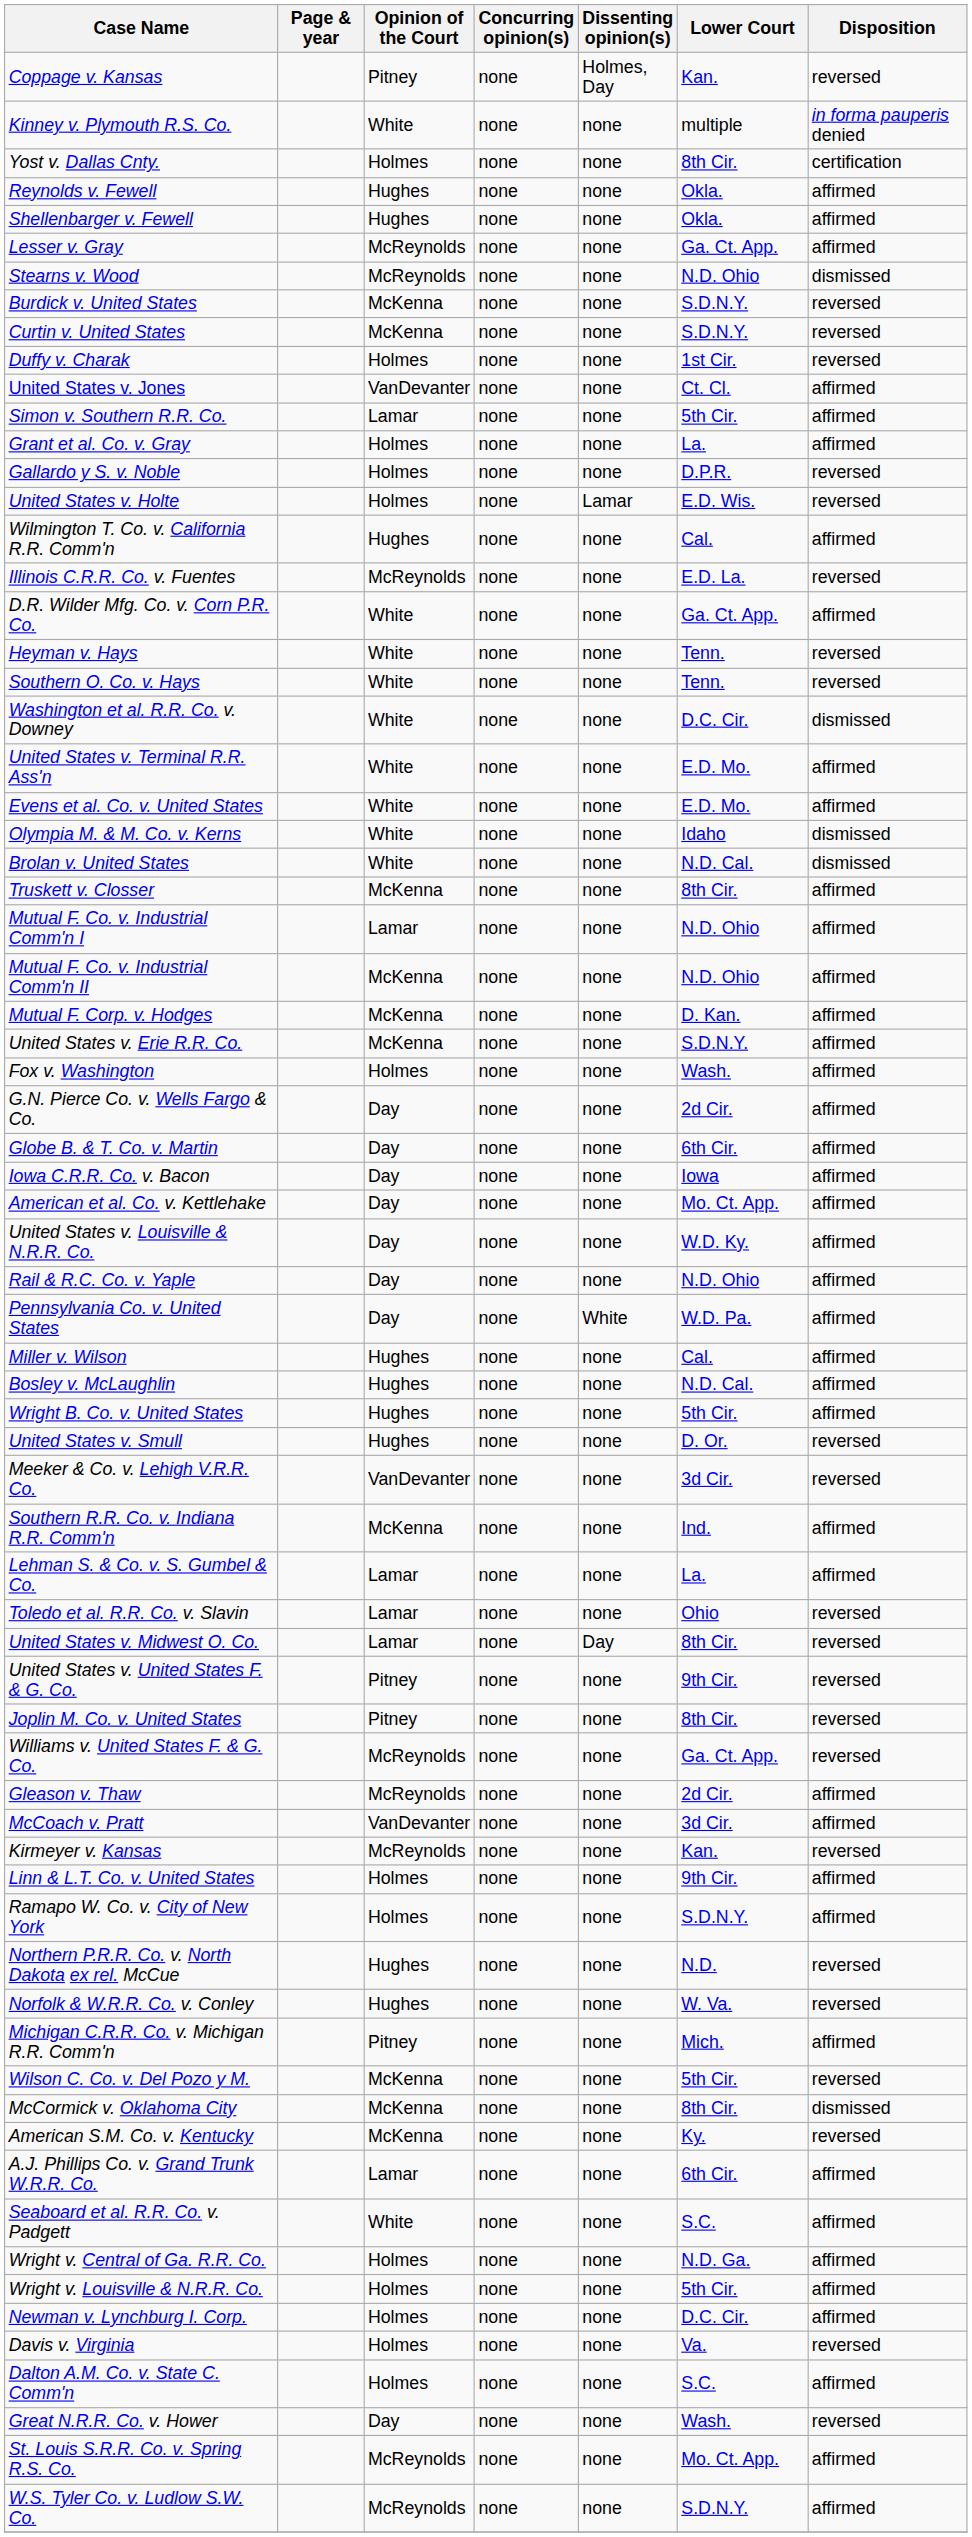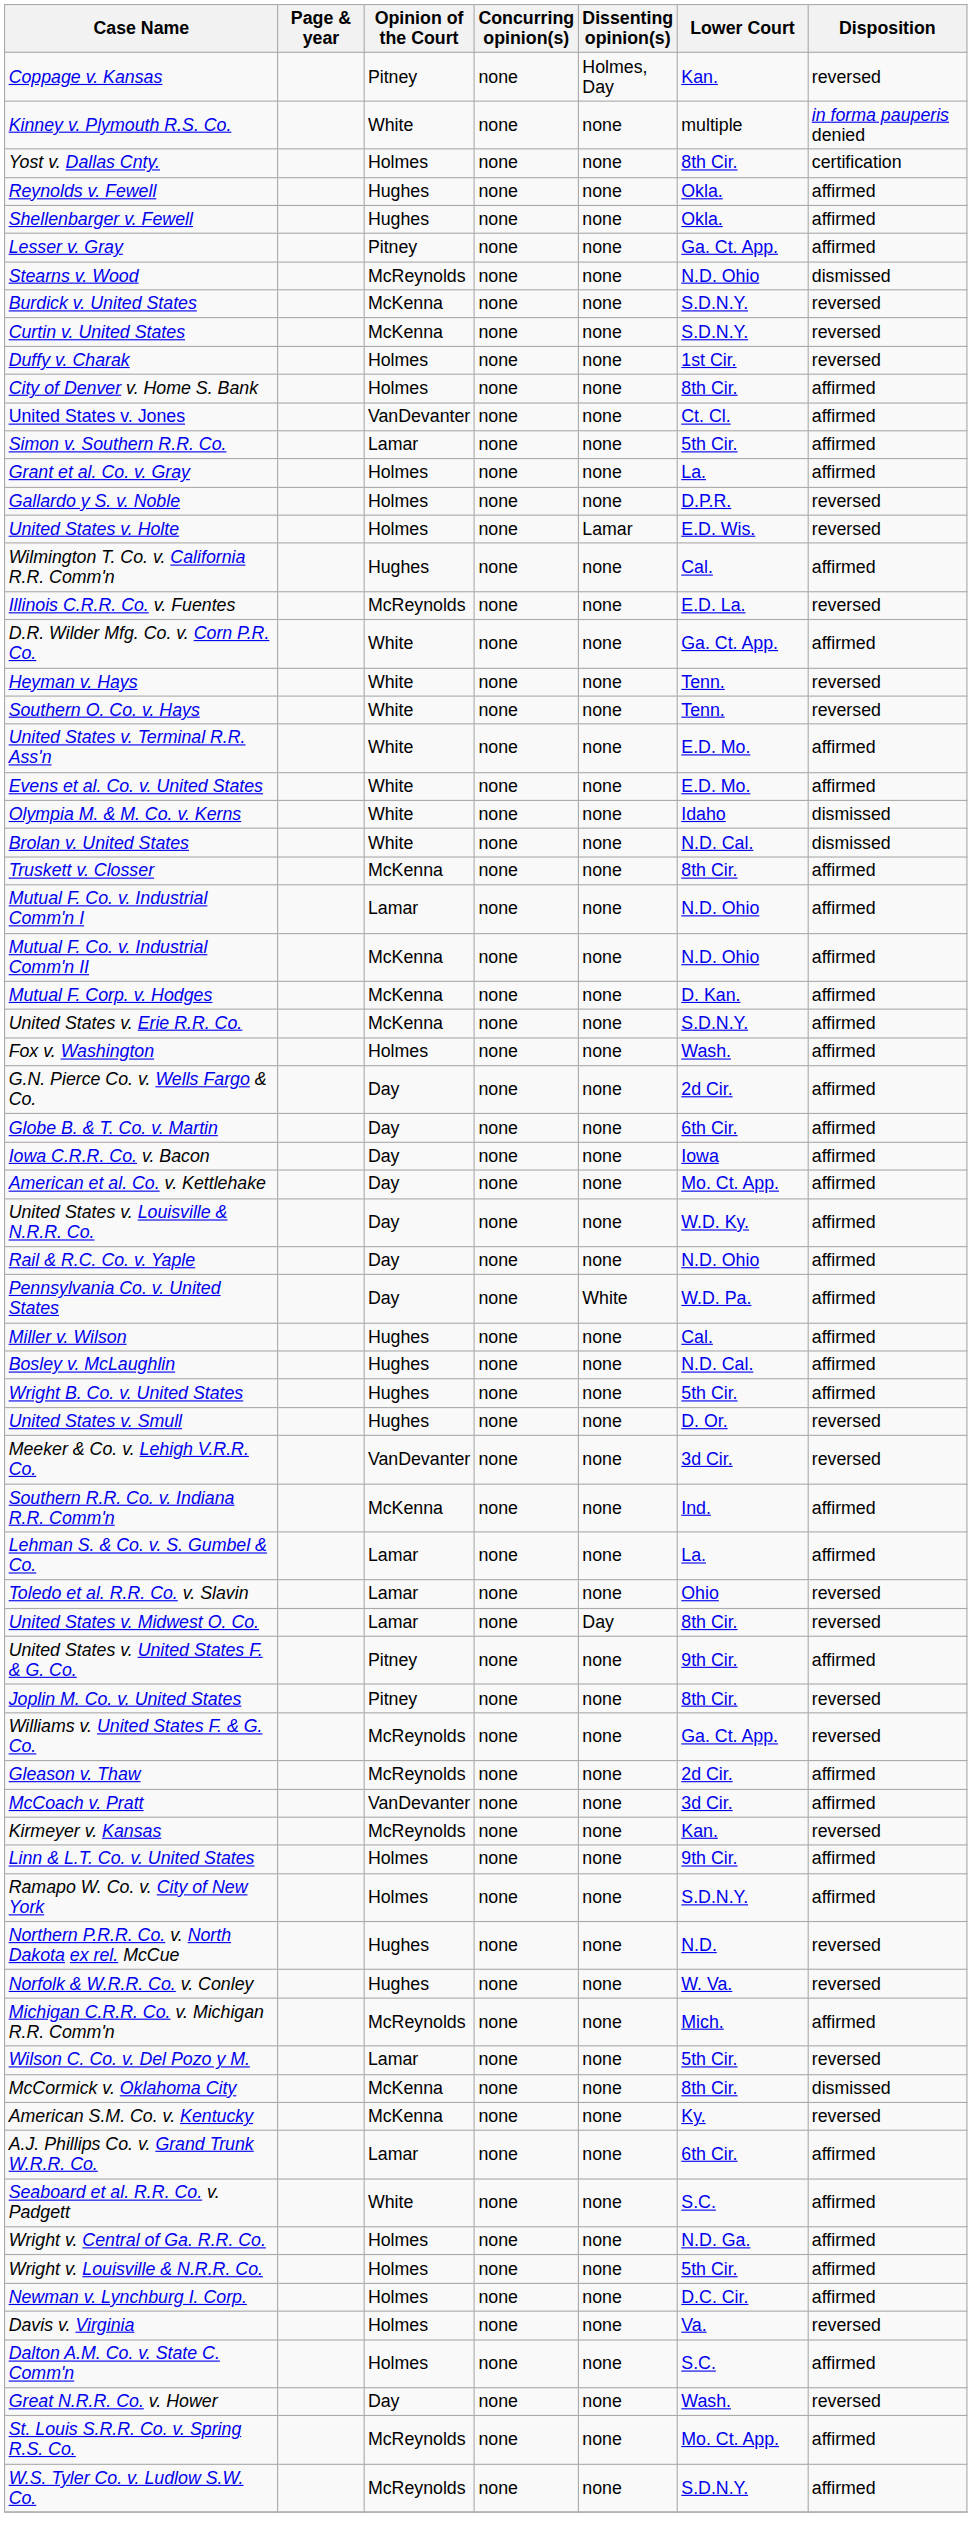(417, 247) McReynolds -> (393, 247) Pitney
+ row: (133, 388)
- row: (122, 719)
(846, 1680) reversed -> (844, 1660) affirmed
(393, 2041) Pitney -> (417, 2021) McReynolds
(405, 2079) McKenna -> (393, 2060) Lamar
